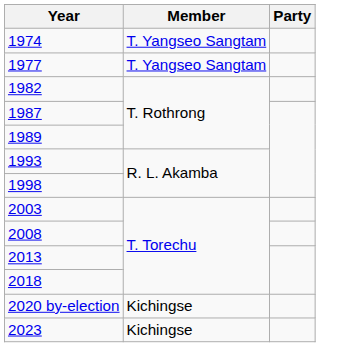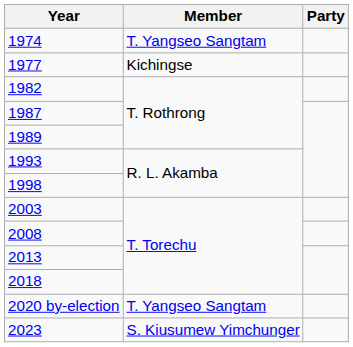(196, 64) T. Yangseo Sangtam -> (159, 64) Kichingse
(159, 305) Kichingse -> (196, 305) T. Yangseo Sangtam
(159, 329) Kichingse -> (213, 329) S. Kiusumew Yimchunger
